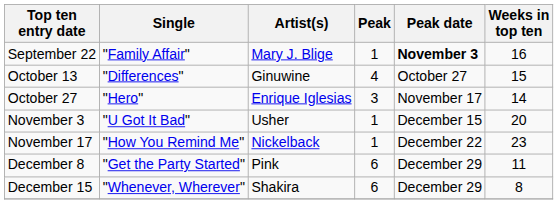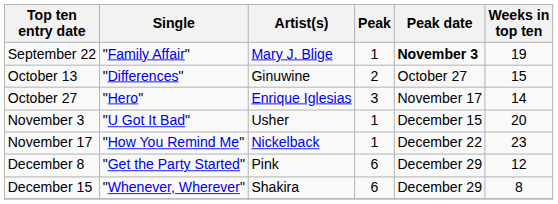(519, 53) 16 -> (519, 53) 19
(375, 76) 4 -> (375, 76) 2
(519, 165) 11 -> (519, 165) 12
